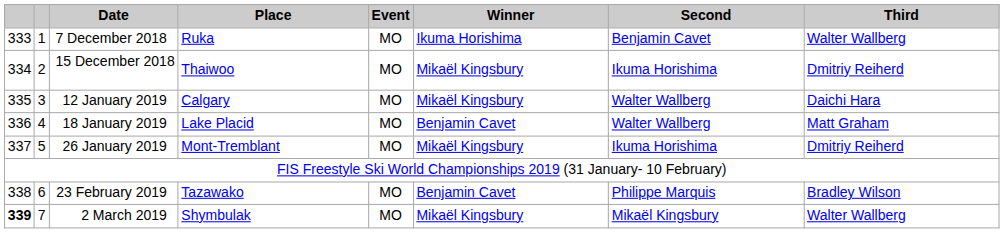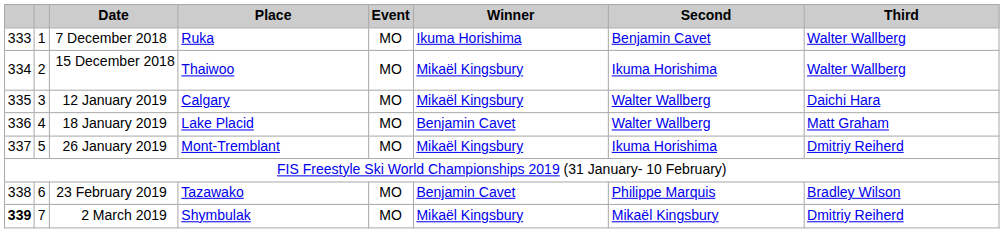(855, 69) Dmitriy Reiherd -> (856, 69) Walter Wallberg
(856, 215) Walter Wallberg -> (855, 215) Dmitriy Reiherd
